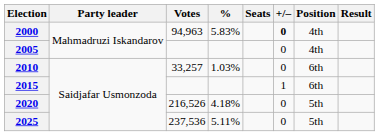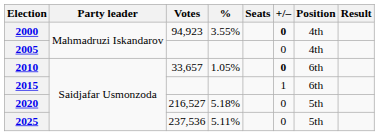(187, 31) 94,963 -> (187, 31) 94,923
(225, 31) 5.83% -> (225, 31) 3.55%
(187, 67) 33,257 -> (187, 67) 33,657
(225, 67) 1.03% -> (225, 67) 1.05%
(283, 67) normal -> (283, 67) bold
(187, 103) 216,526 -> (187, 103) 216,527
(225, 103) 4.18% -> (225, 103) 5.18%
